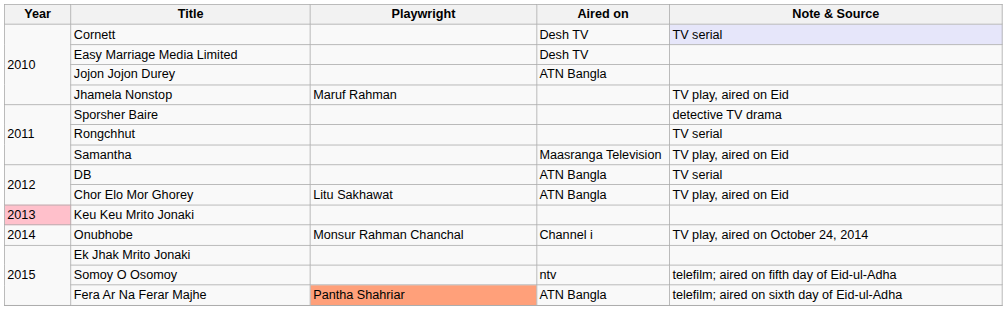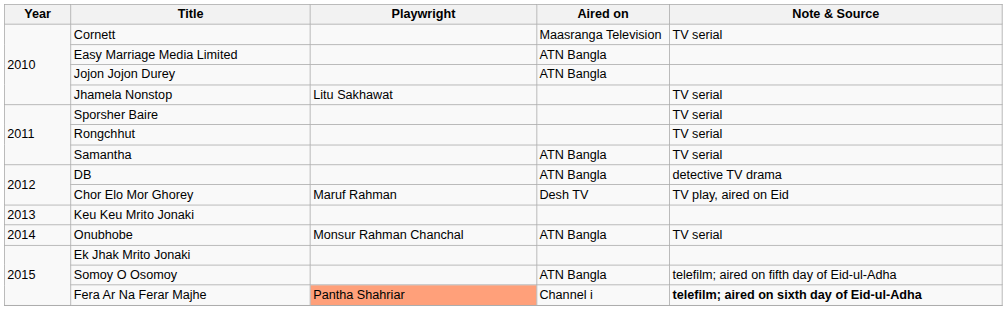(564, 34) Desh TV -> (600, 34) Maasranga Television
(697, 34) lavender background -> (697, 34) no background
(564, 54) Desh TV -> (573, 54) ATN Bangla
(355, 94) Maruf Rahman -> (353, 94) Litu Sakhawat
(731, 94) TV play, aired on Eid -> (697, 94) TV serial
(727, 114) detective TV drama -> (697, 114) TV serial
(600, 154) Maasranga Television -> (573, 154) ATN Bangla
(731, 154) TV play, aired on Eid -> (697, 154) TV serial
(697, 174) TV serial -> (727, 174) detective TV drama
(353, 194) Litu Sakhawat -> (355, 194) Maruf Rahman
(573, 194) ATN Bangla -> (564, 194) Desh TV
(21, 214) pink background -> (21, 214) no background
(566, 235) Channel i -> (573, 235) ATN Bangla
(770, 235) TV play, aired on October 24, 2014 -> (697, 235) TV serial
(548, 275) ntv -> (573, 275) ATN Bangla
(573, 295) ATN Bangla -> (566, 295) Channel i
(787, 295) normal -> (797, 295) bold
